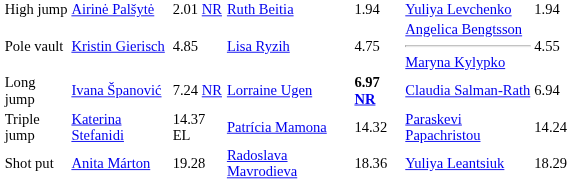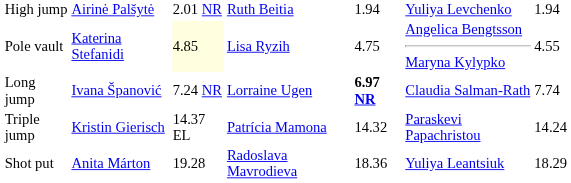(118, 46) Kristin Gierisch -> (98, 46) Katerina Stefanidi
(185, 46) no background -> (185, 46) lightyellow background
(547, 90) 6.94 -> (547, 90) 7.74
(98, 127) Katerina Stefanidi -> (118, 127) Kristin Gierisch
